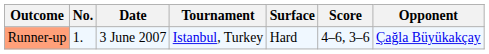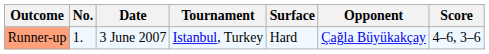columns swapped: (428, 15) <-> (345, 15)
